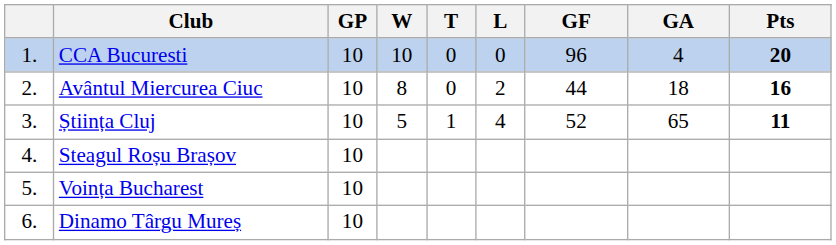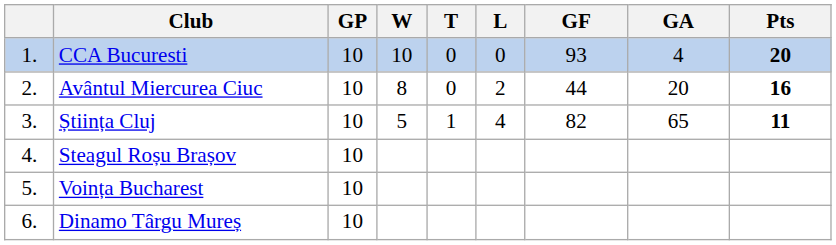(576, 54) 96 -> (576, 54) 93
(678, 88) 18 -> (678, 88) 20
(576, 121) 52 -> (576, 121) 82
